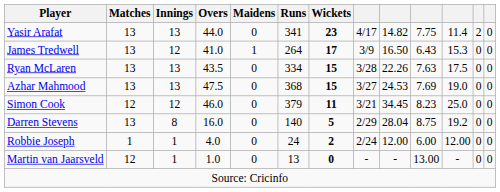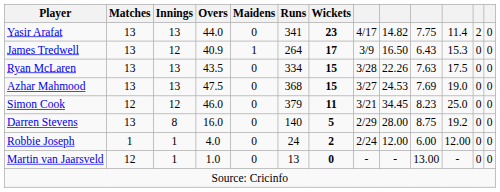(213, 50) 41.0 -> (213, 50) 40.9
(395, 123) 28.04 -> (395, 123) 28.00
